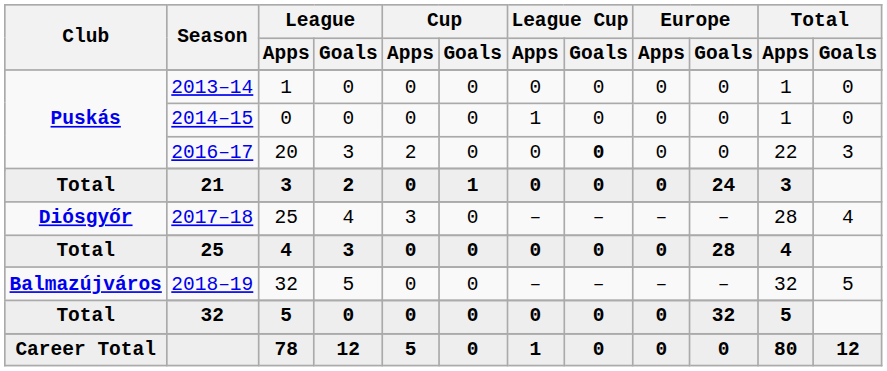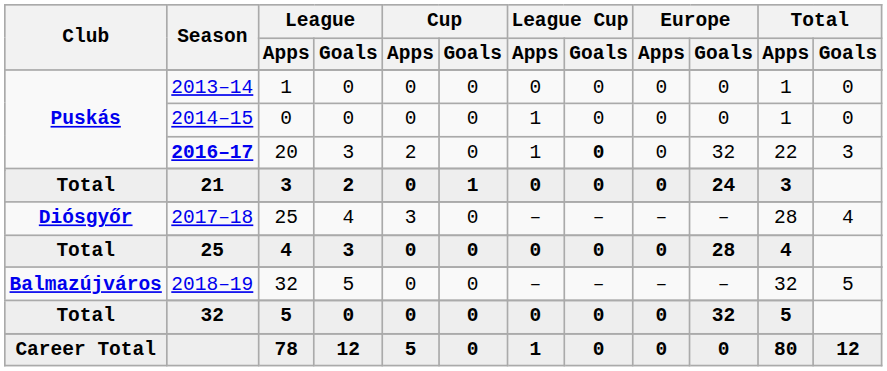(212, 152) normal -> (212, 152) bold
(535, 152) 0 -> (535, 152) 1
(724, 152) 0 -> (724, 152) 32
